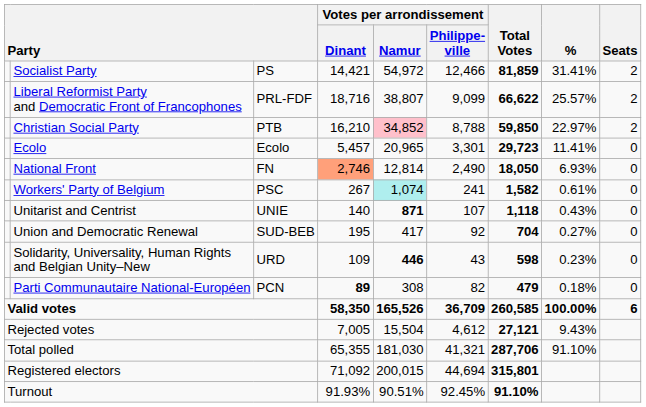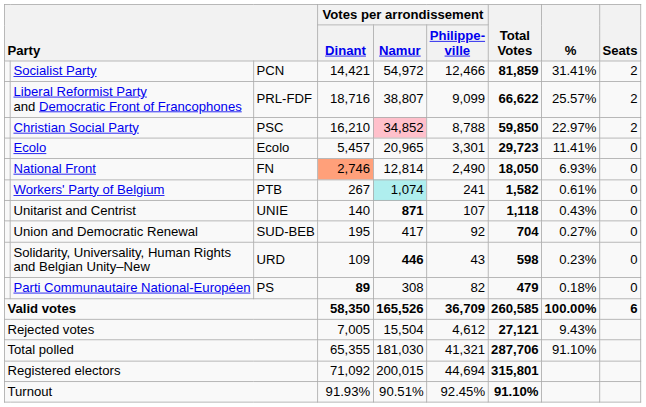(265, 71) PS -> (270, 71) PCN
(269, 127) PTB -> (270, 127) PSC
(270, 190) PSC -> (269, 190) PTB
(270, 288) PCN -> (265, 288) PS
